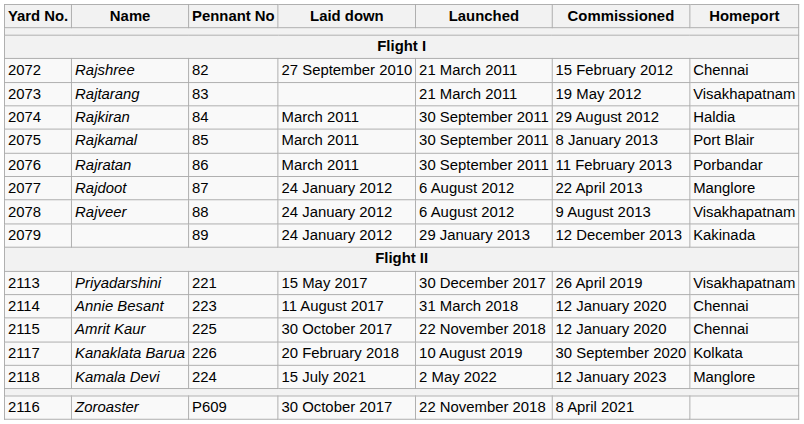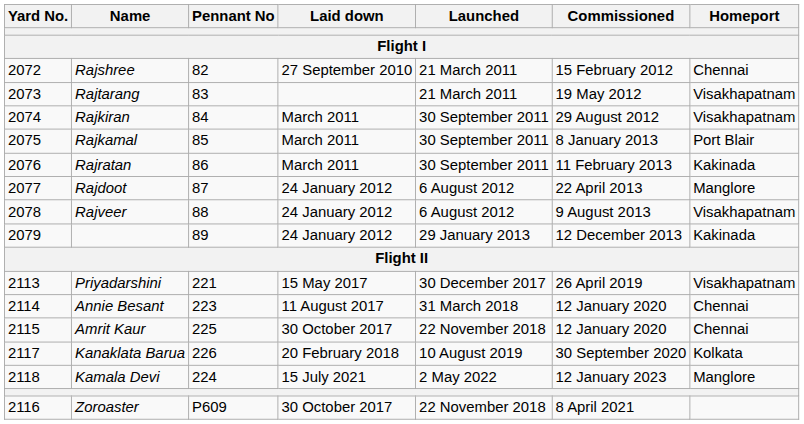(714, 117) Haldia -> (744, 117) Visakhapatnam
(728, 164) Porbandar -> (724, 164) Kakinada
